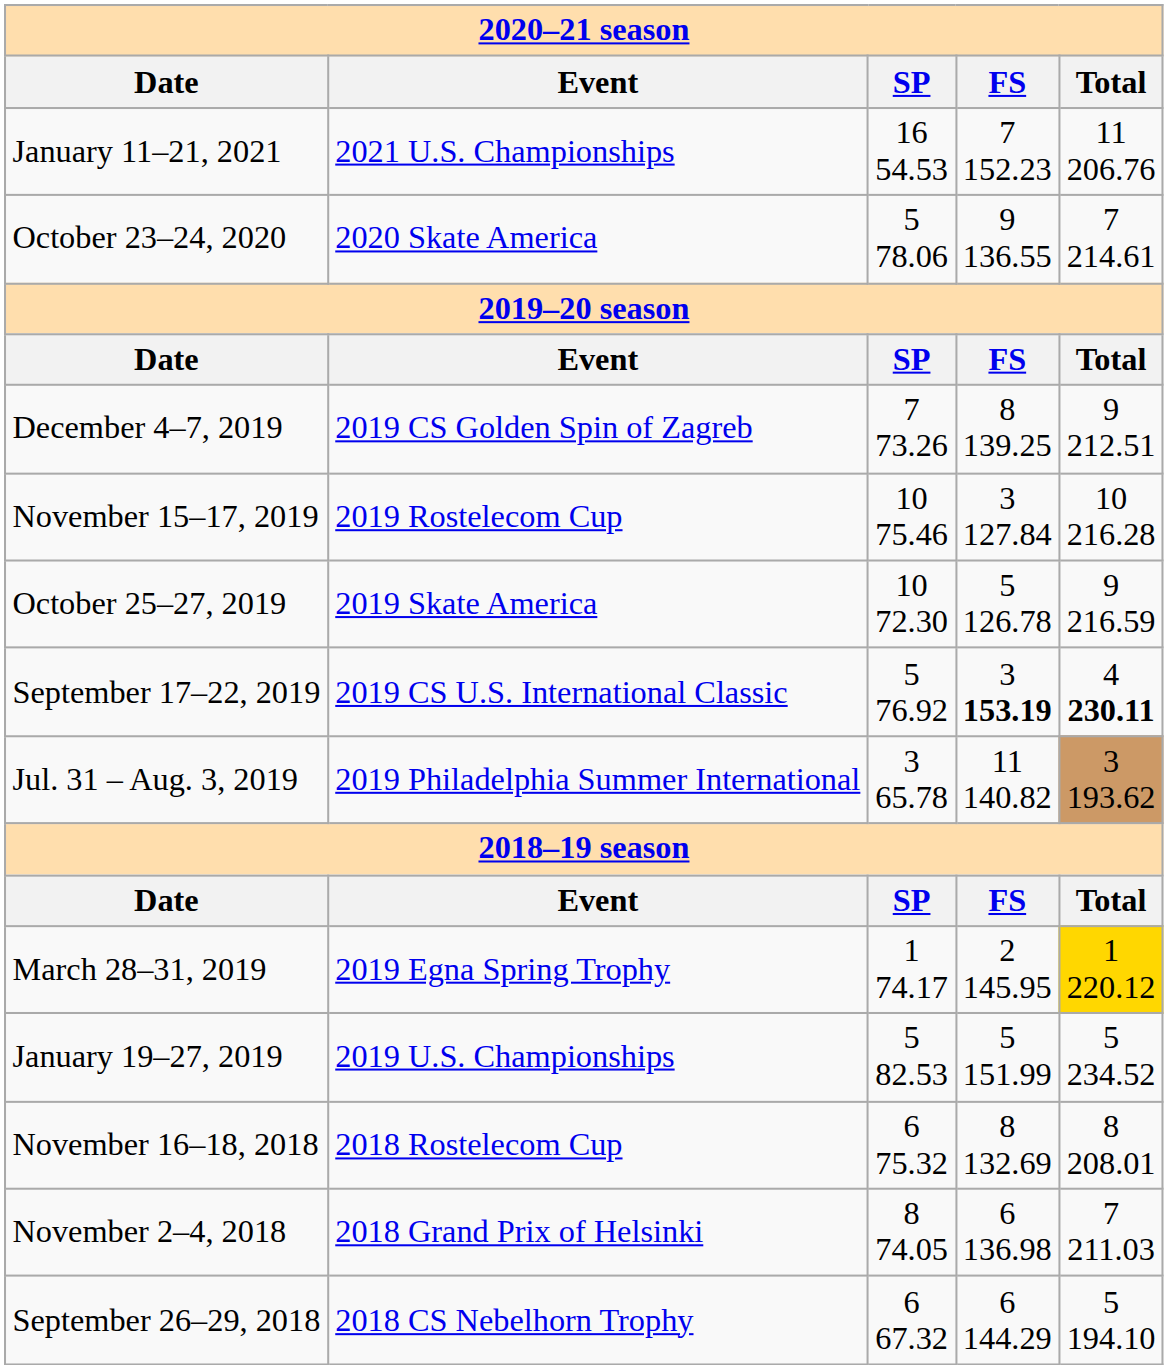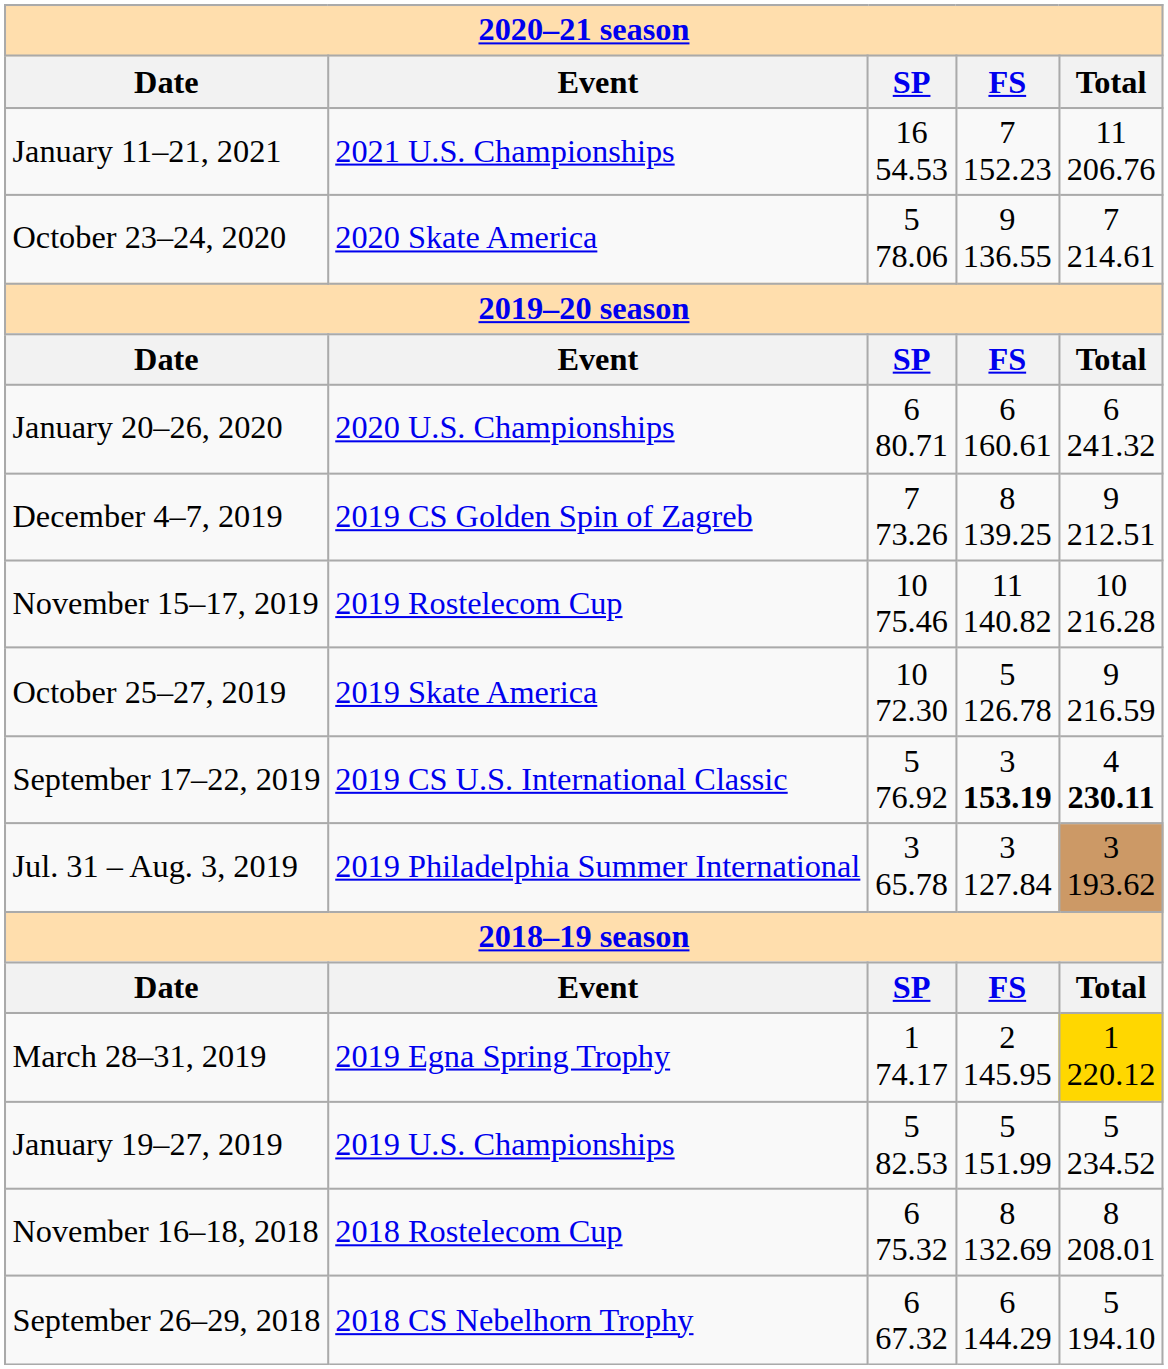+ row: (148, 428)
(1007, 516) 3 127.84 -> (1007, 603) 11 140.82
(1007, 779) 11 140.82 -> (1007, 866) 3 127.84
- row: (149, 1232)
